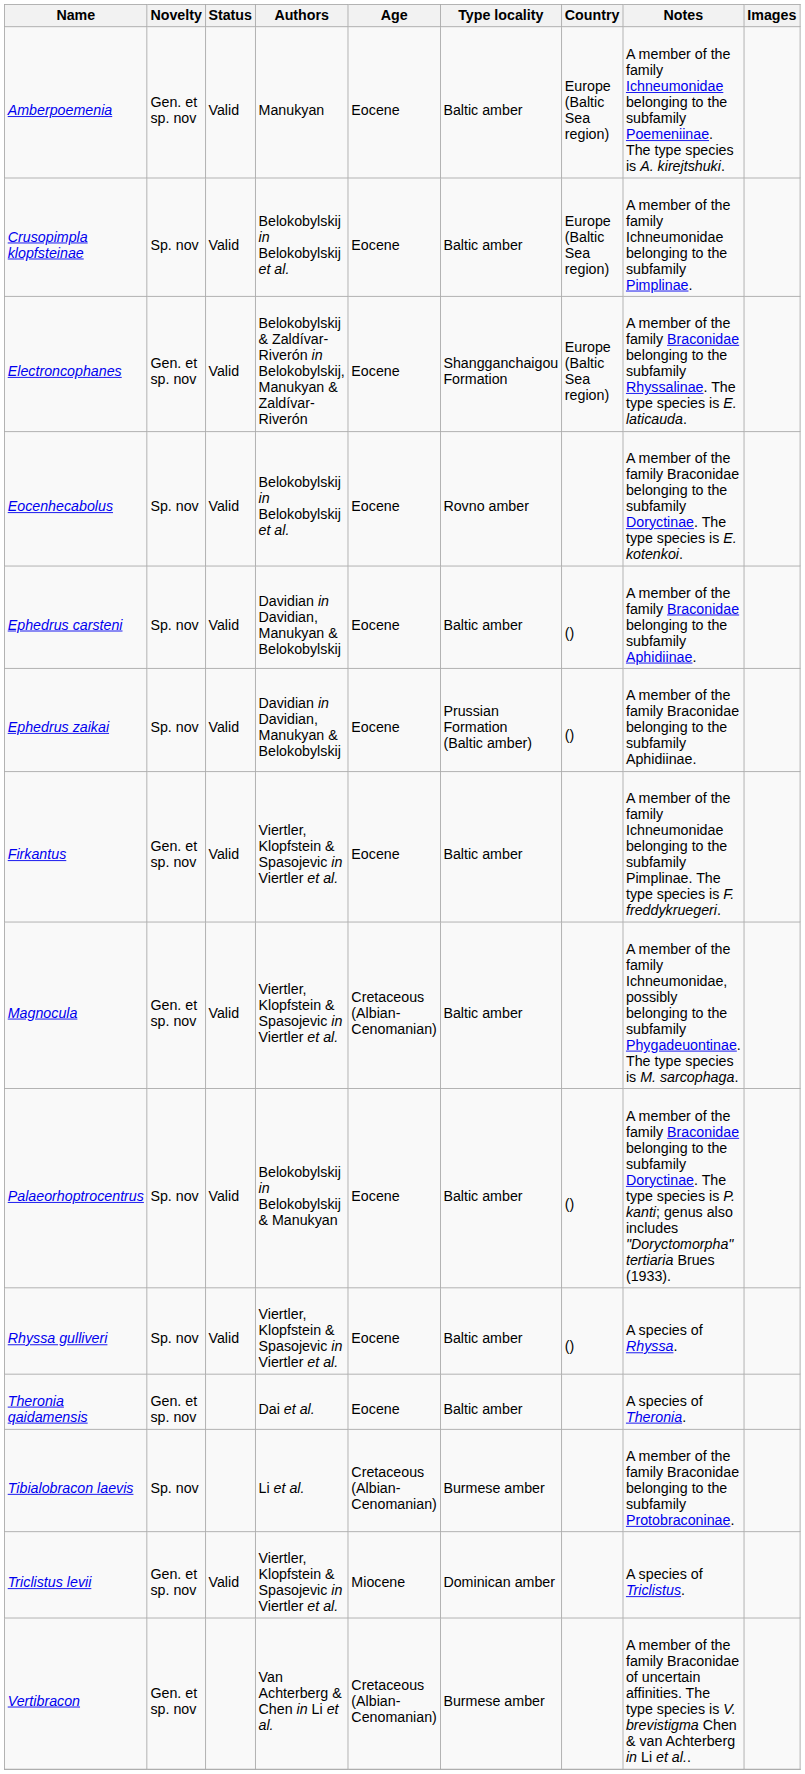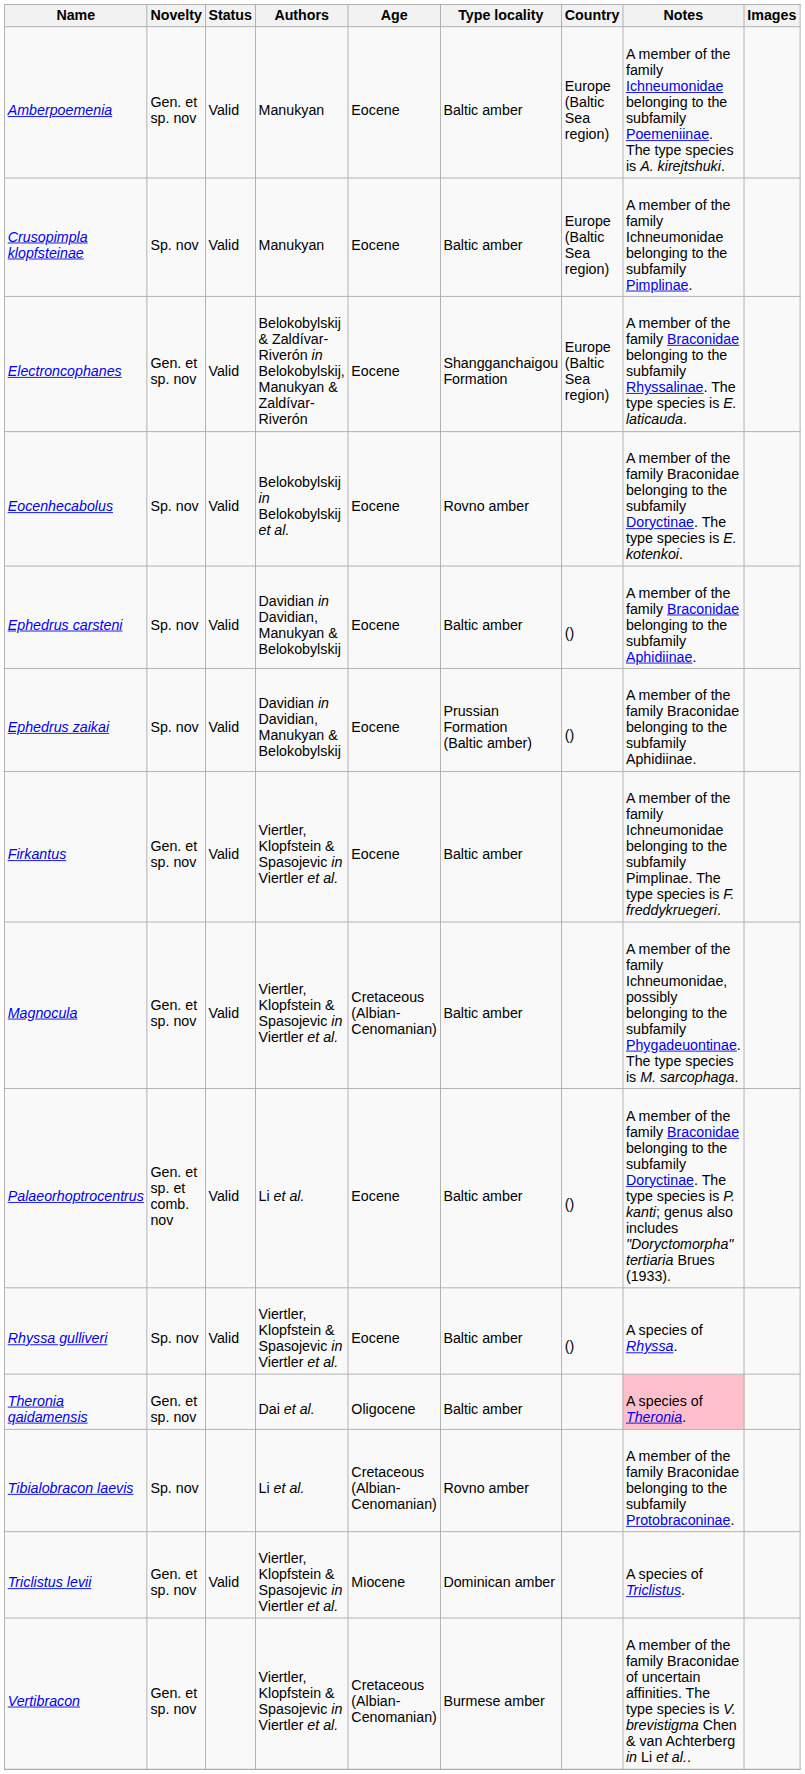(300, 245) Belokobylskij in Belokobylskij et al. -> (291, 245) Manukyan
(175, 1196) Sp. nov -> (174, 1196) Gen. et sp. et comb. nov
(300, 1196) Belokobylskij in Belokobylskij & Manukyan -> (281, 1196) Li et al.
(376, 1409) Eocene -> (383, 1409) Oligocene
(664, 1409) no background -> (664, 1409) pink background
(494, 1488) Burmese amber -> (486, 1488) Rovno amber
(300, 1701) Van Achterberg & Chen in Li et al. -> (300, 1701) Viertler, Klopfstein & Spasojevic in Viertler et al.
